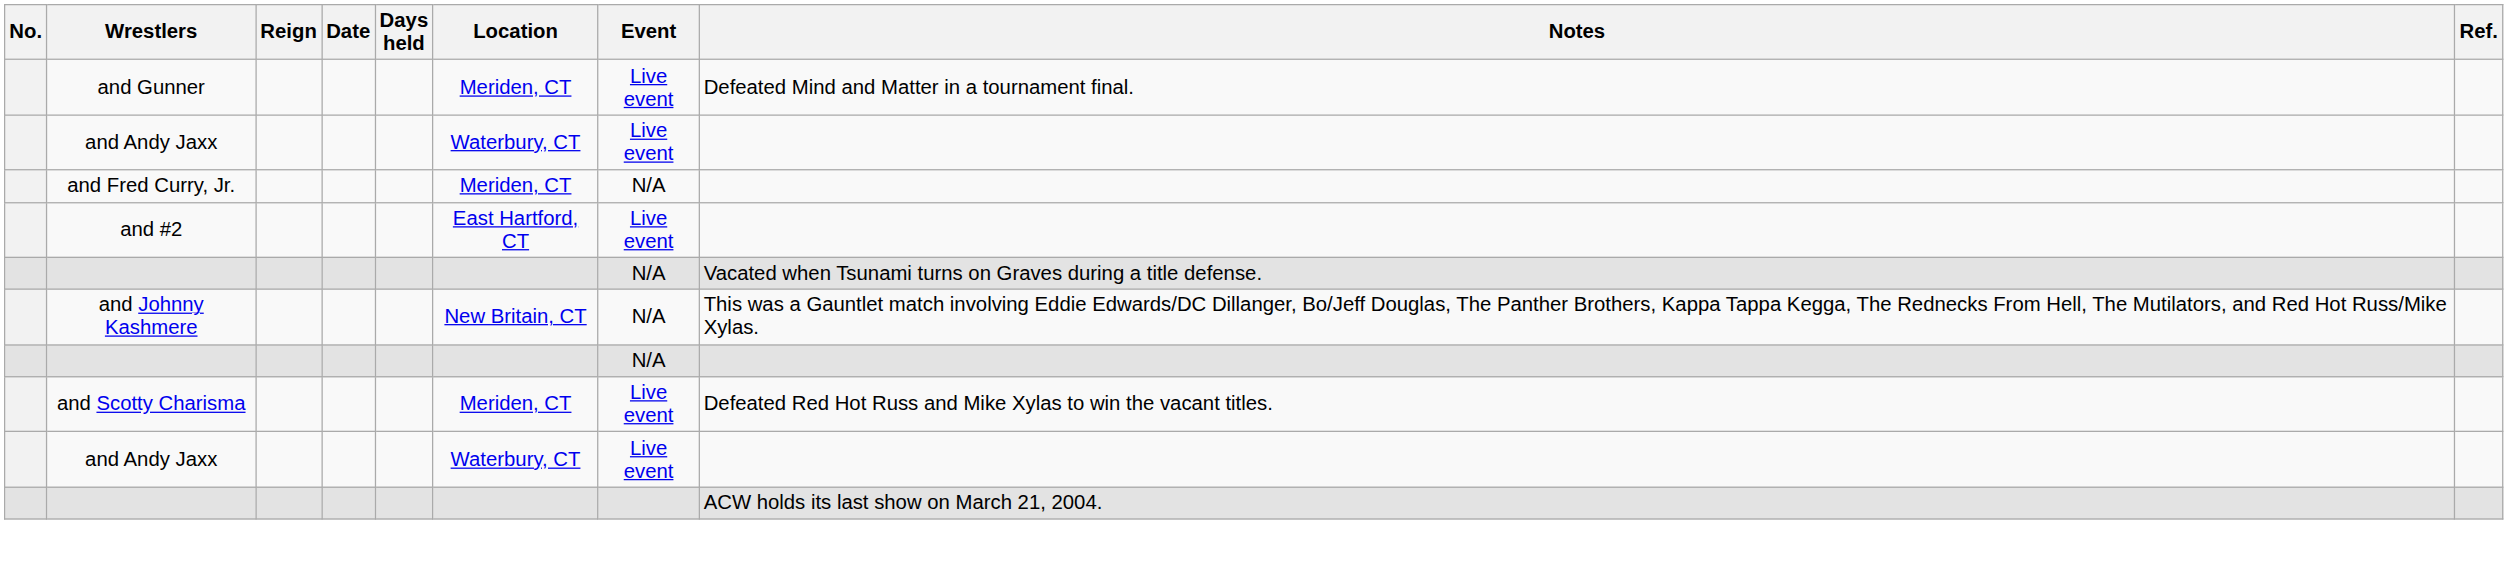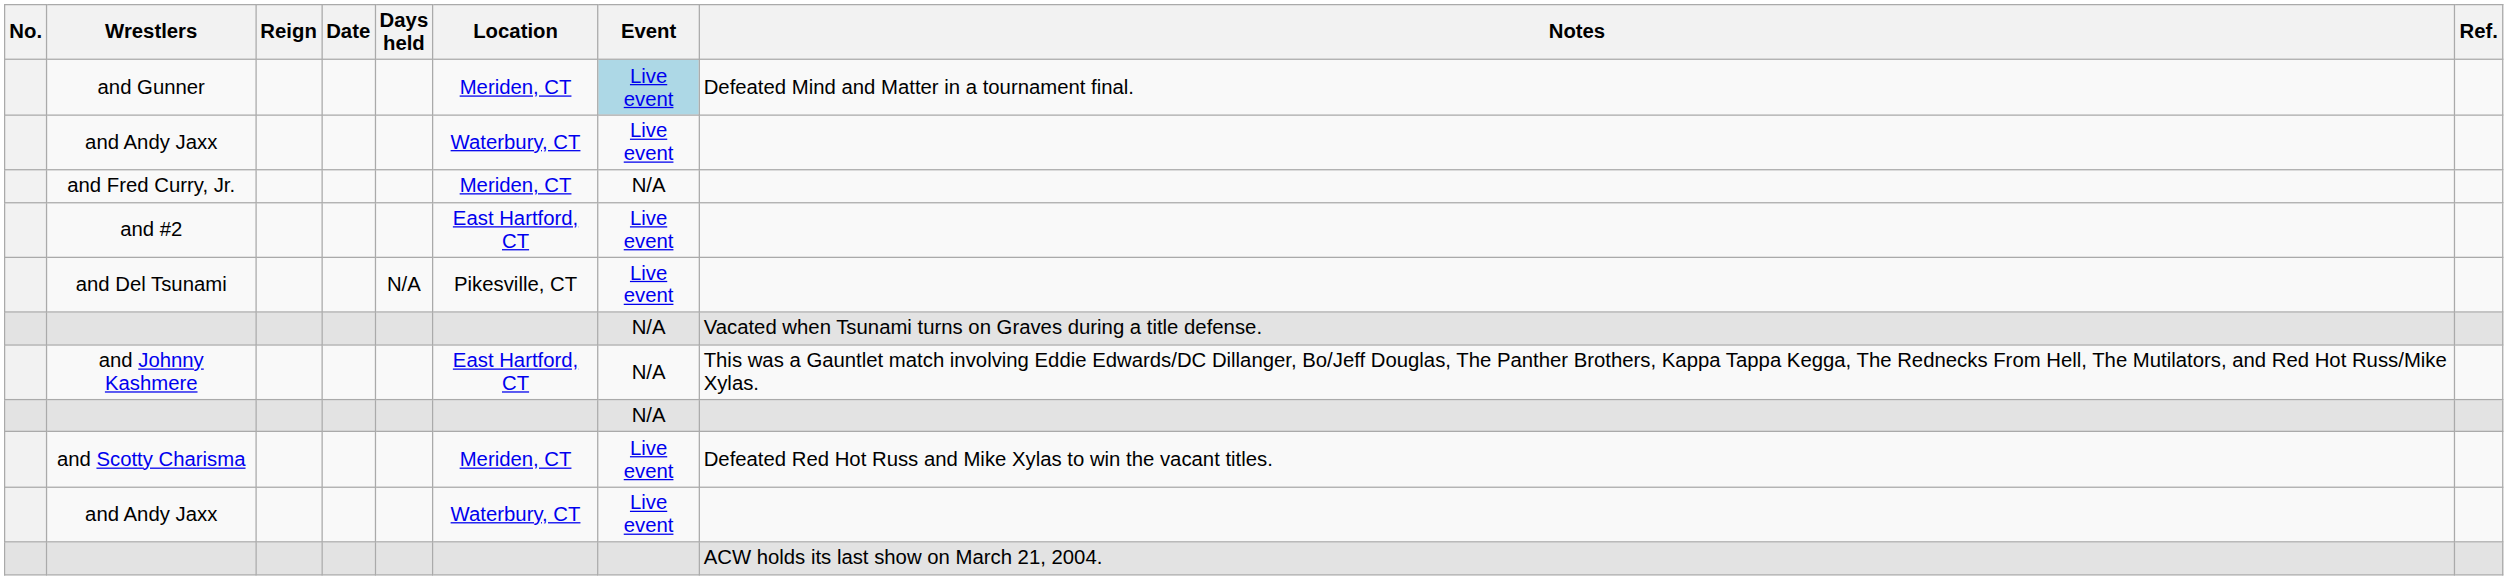(649, 87) no background -> (649, 87) lightblue background
+ row: (26, 285)
(516, 316) New Britain, CT -> (516, 371) East Hartford, CT
